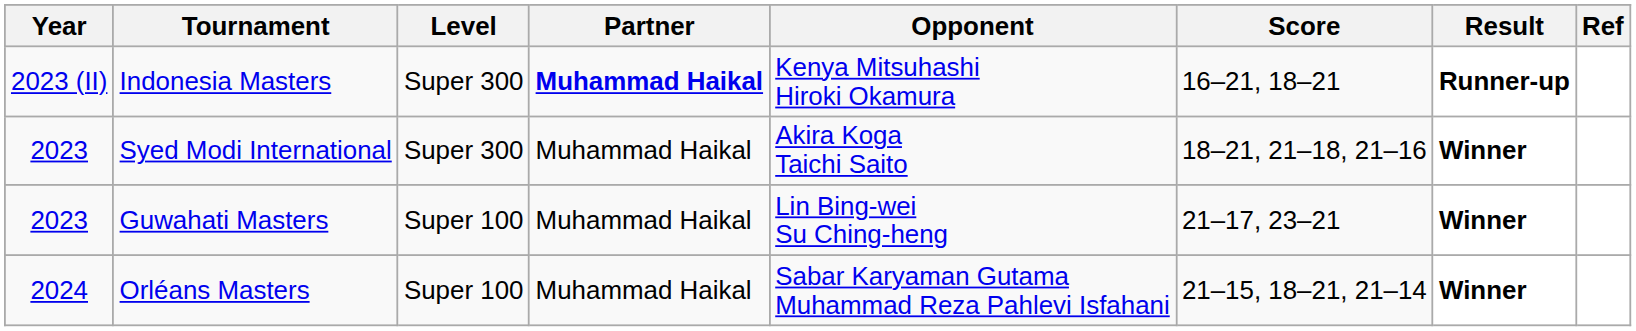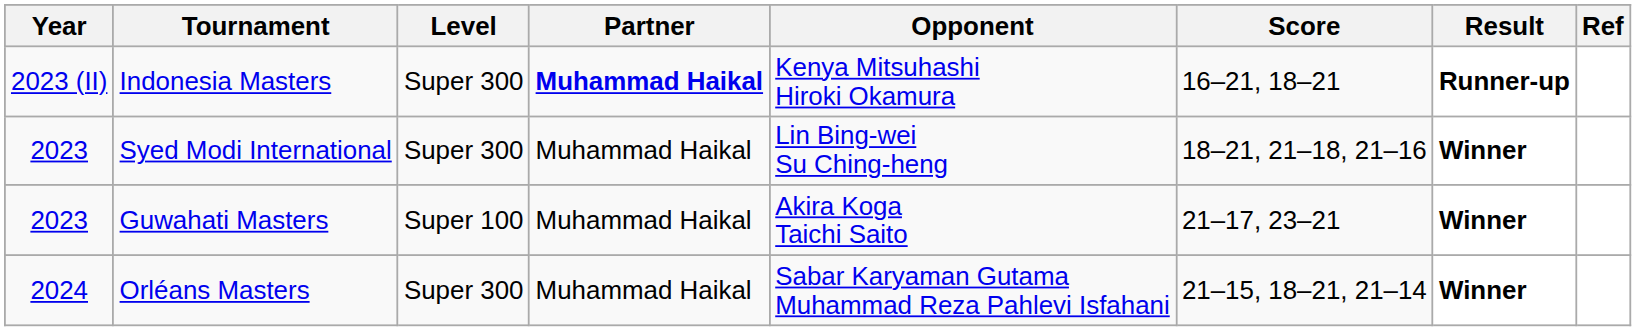(841, 151) Akira Koga Taichi Saito -> (862, 151) Lin Bing-wei Su Ching-heng
(862, 221) Lin Bing-wei Su Ching-heng -> (841, 221) Akira Koga Taichi Saito
(464, 290) Super 100 -> (464, 290) Super 300
